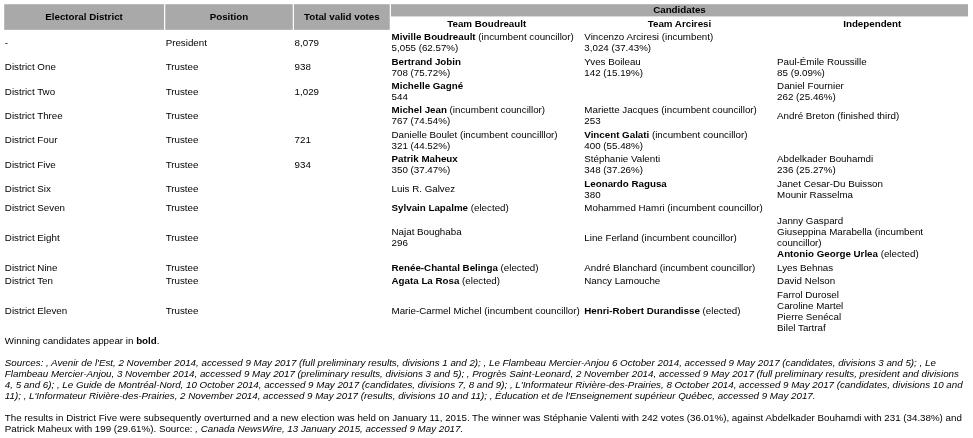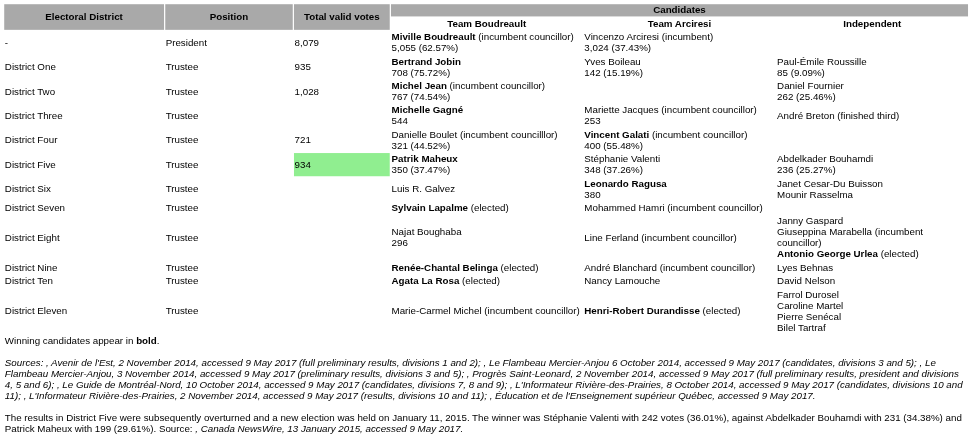(303, 67) 938 -> (303, 67) 935
(307, 91) 1,029 -> (307, 91) 1,028
(427, 91) Michelle Gagné 544 -> (468, 91) Michel Jean (incumbent councillor) 767 (74.54%)
(468, 116) Michel Jean (incumbent councillor) 767 (74.54%) -> (427, 116) Michelle Gagné 544
(303, 164) no background -> (303, 164) lightgreen background
